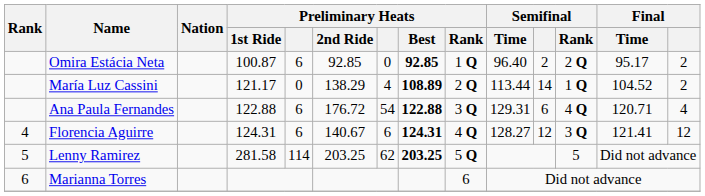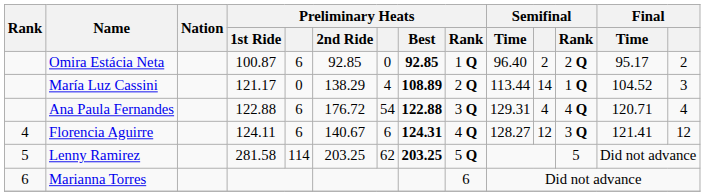(684, 86) 2 -> (684, 86) 3
(545, 109) 6 -> (545, 109) 4
(256, 132) 124.31 -> (256, 132) 124.11
